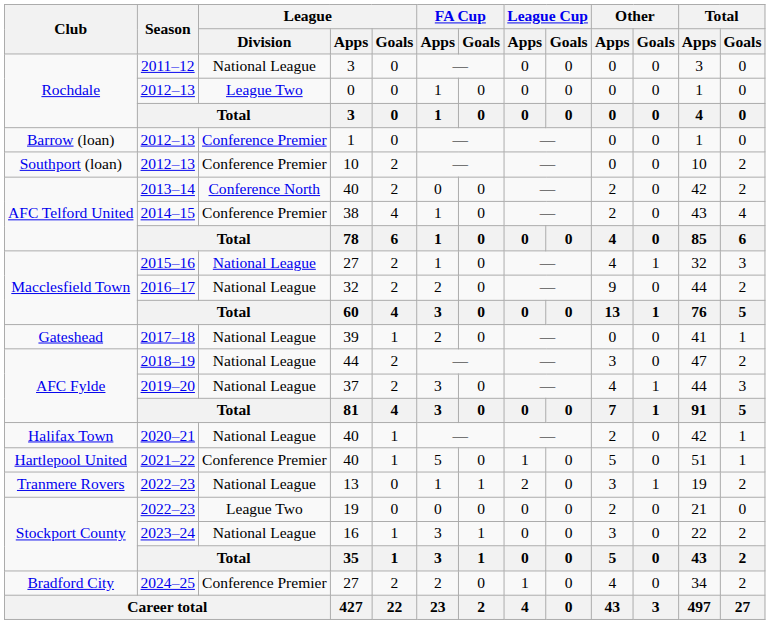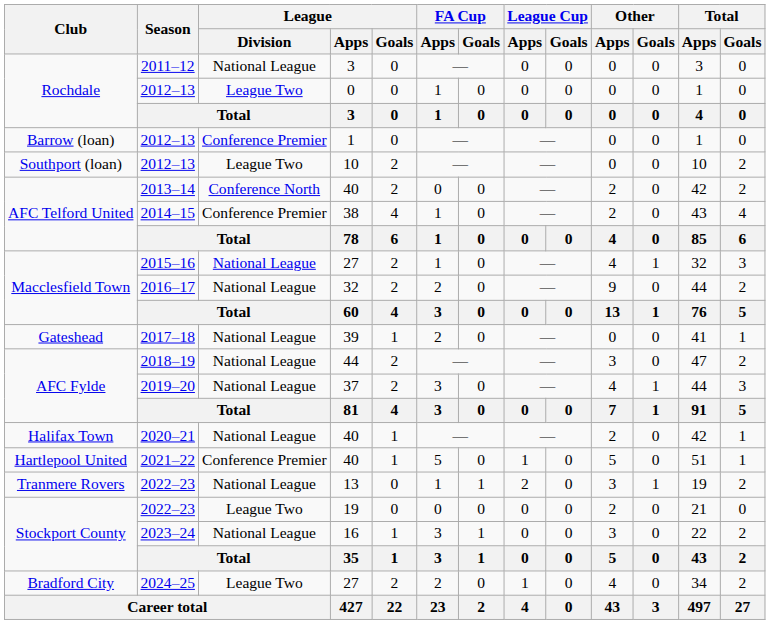(264, 164) Conference Premier -> (264, 164) League Two
(264, 582) Conference Premier -> (264, 582) League Two
